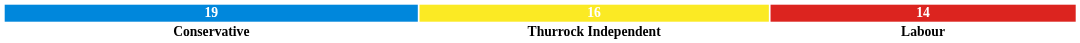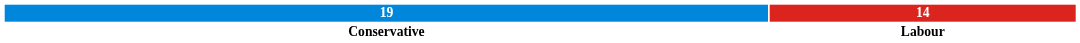- column: (594, 13)
